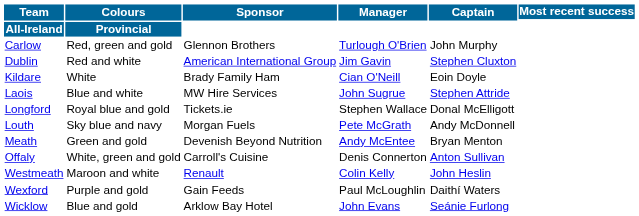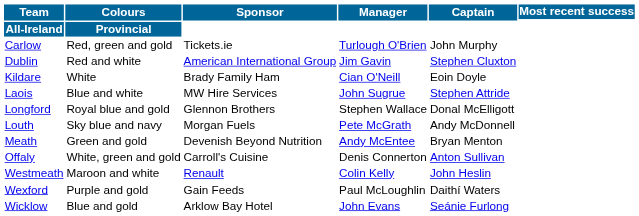(229, 45) Glennon Brothers -> (208, 45) Tickets.ie
(208, 109) Tickets.ie -> (229, 109) Glennon Brothers
